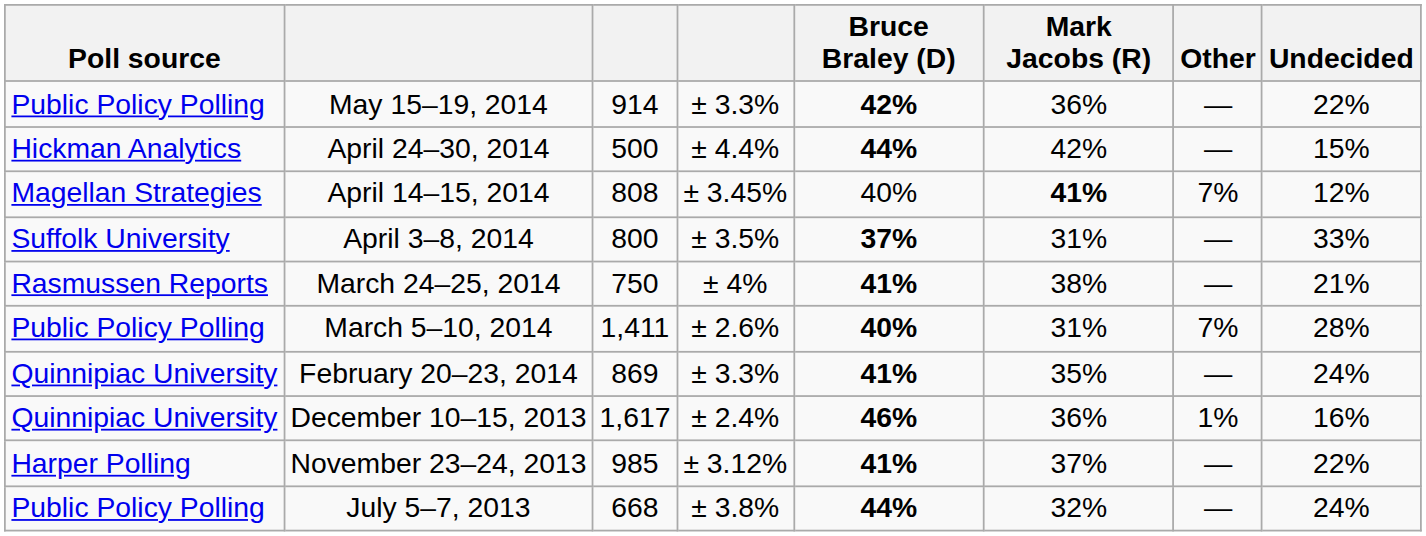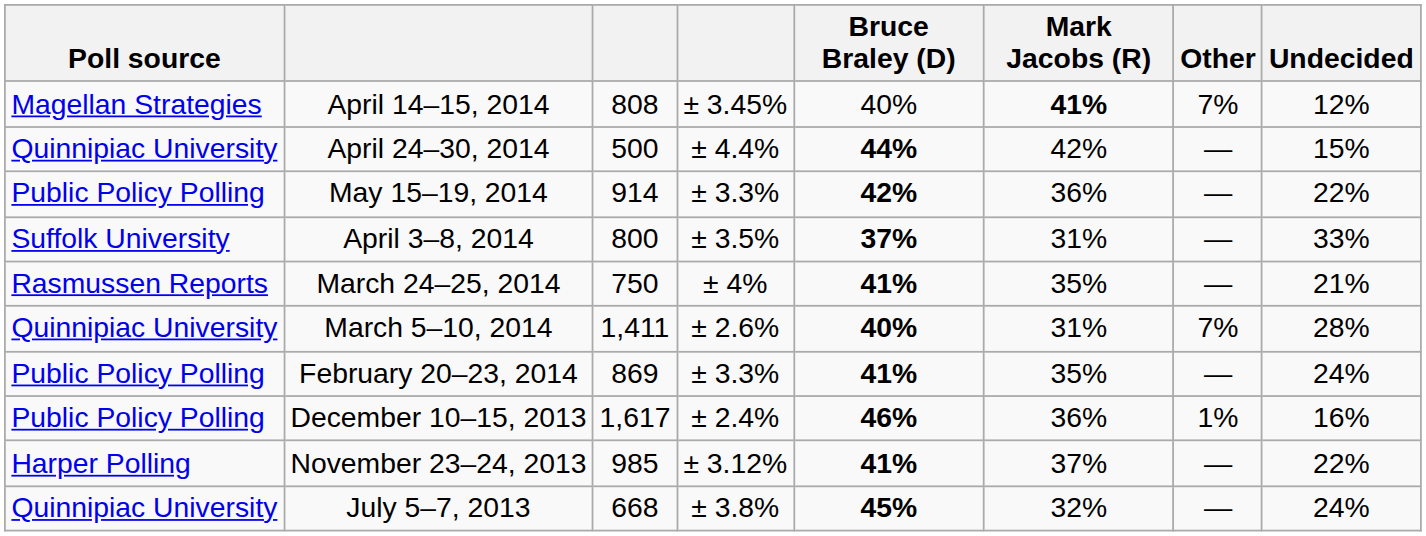rows swapped: (438, 103) <-> (438, 193)
(126, 148) Hickman Analytics -> (144, 148) Quinnipiac University
(1079, 283) 38% -> (1079, 283) 35%
(138, 328) Public Policy Polling -> (144, 328) Quinnipiac University
(144, 373) Quinnipiac University -> (138, 373) Public Policy Polling
(144, 418) Quinnipiac University -> (138, 418) Public Policy Polling
(138, 507) Public Policy Polling -> (144, 507) Quinnipiac University
(889, 507) 44% -> (889, 507) 45%
